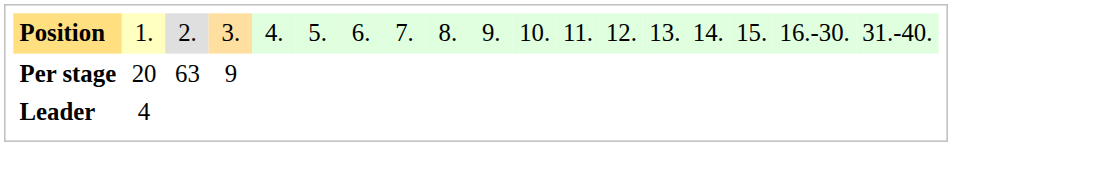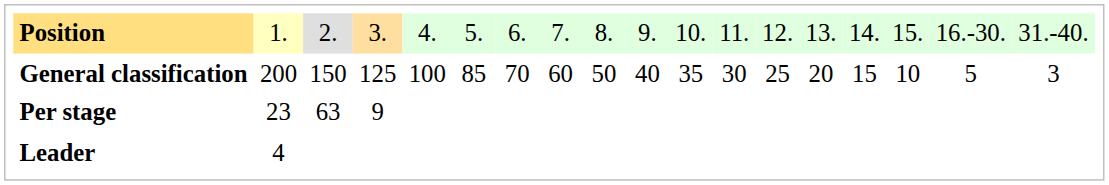+ row: (133, 72)
(144, 72) 20 -> (278, 112) 23
